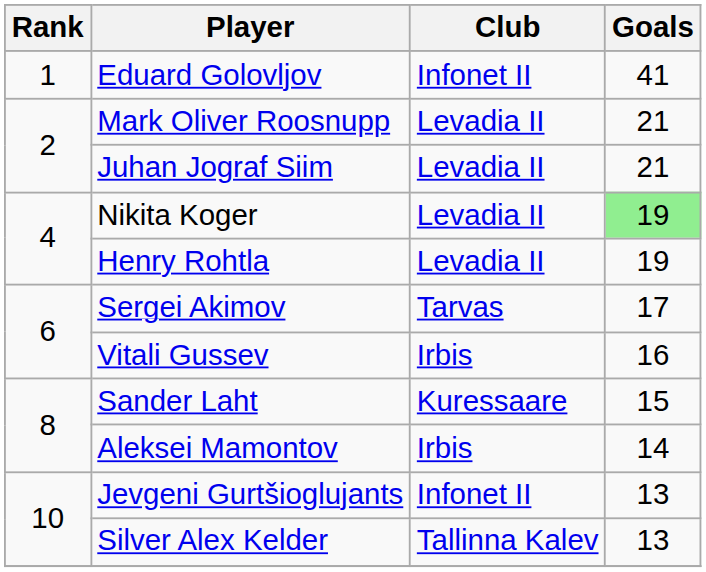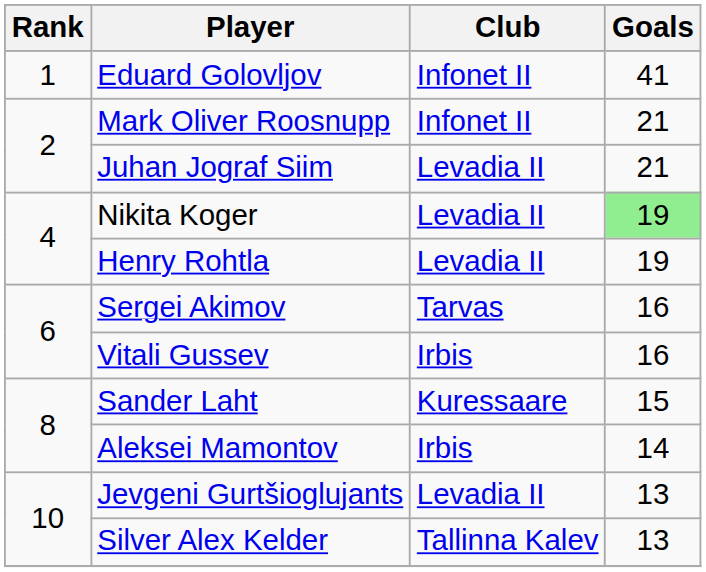(481, 121) Levadia II -> (474, 121) Infonet II
(653, 307) 17 -> (653, 307) 16
(474, 494) Infonet II -> (481, 494) Levadia II
